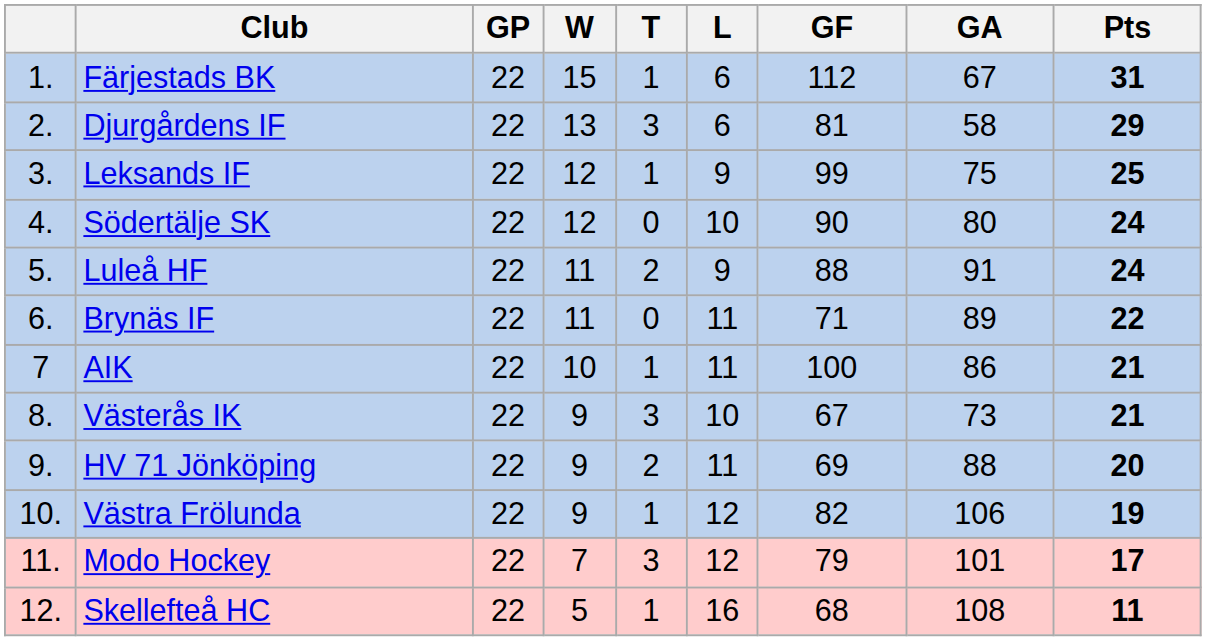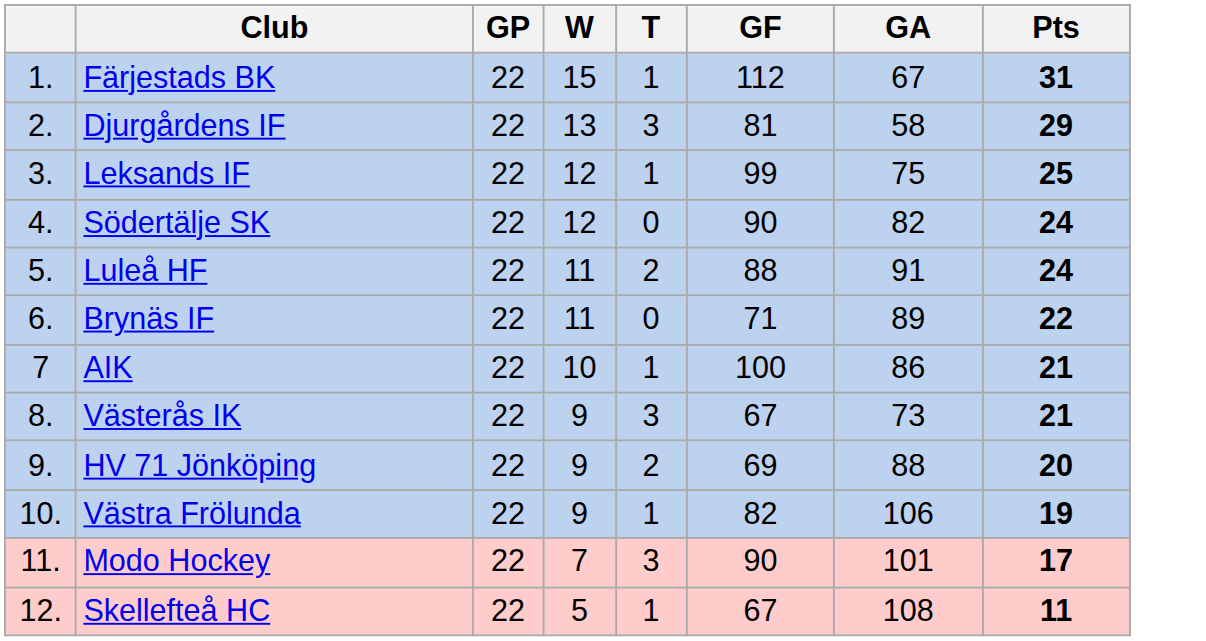- column: (722, 28)
(980, 222) 80 -> (908, 222) 82
(832, 561) 79 -> (760, 561) 90
(832, 610) 68 -> (760, 610) 67
